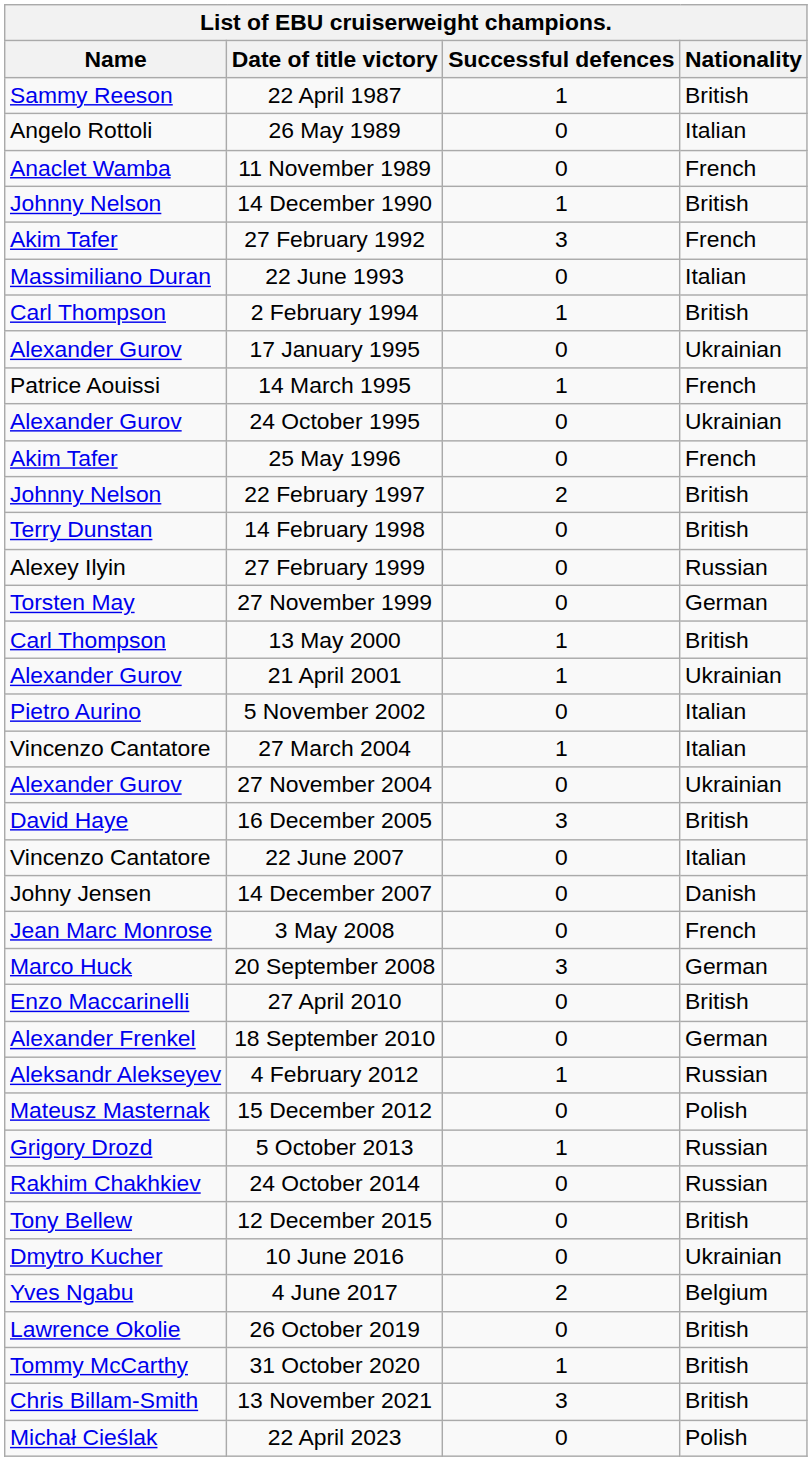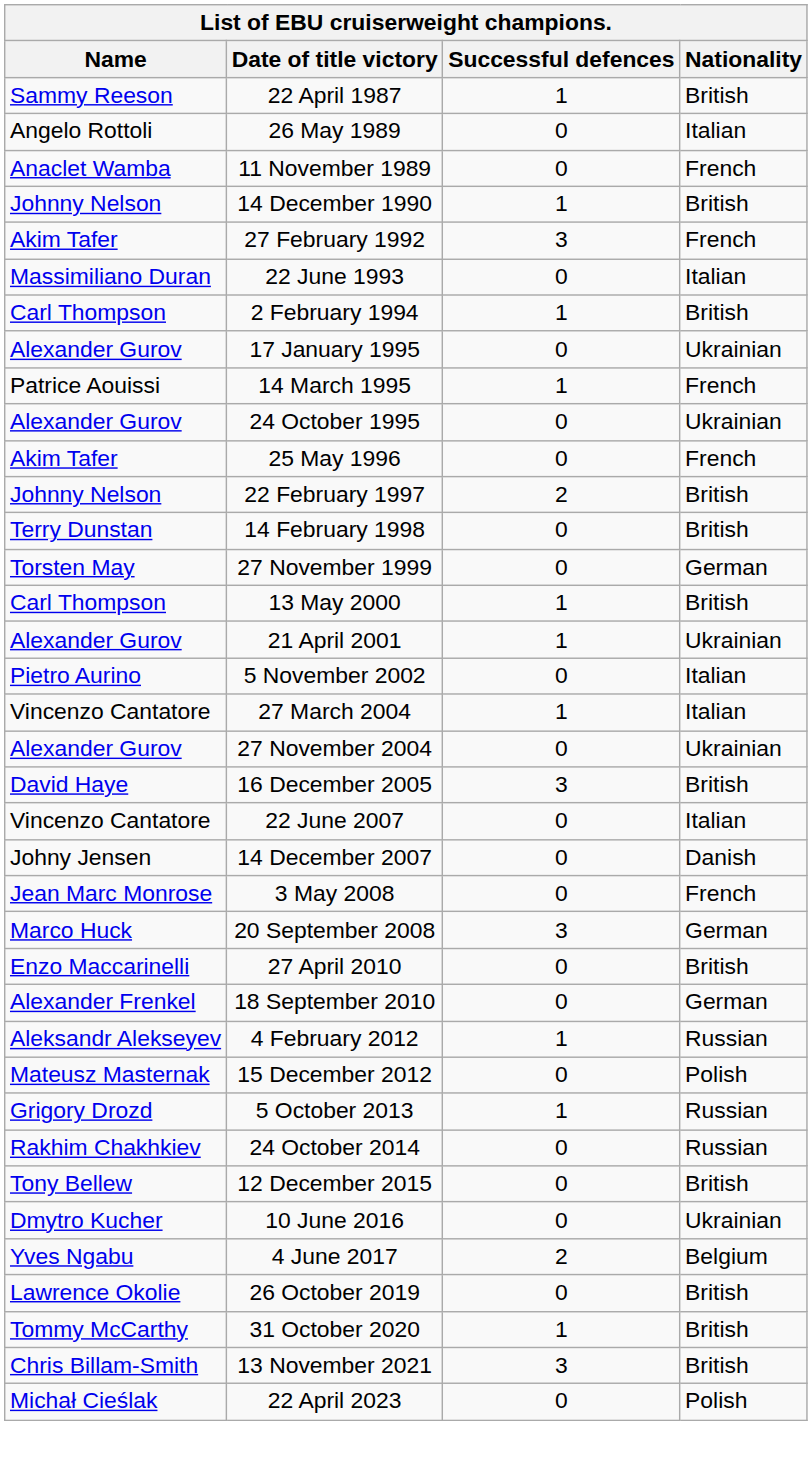- row: (335, 566)
